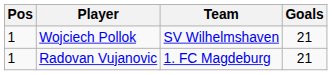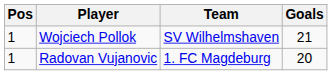(305, 59) 21 -> (305, 59) 20
